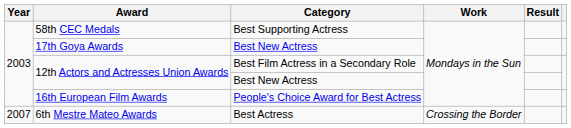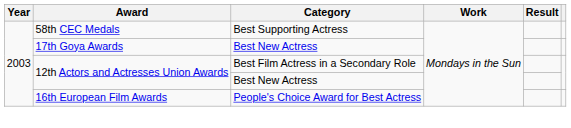- row: (96, 115)
